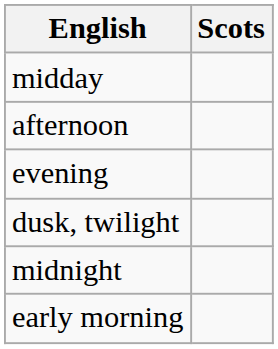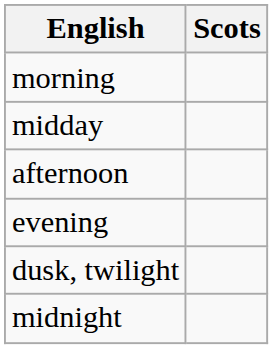+ row: (63, 76)
- row: (98, 317)
